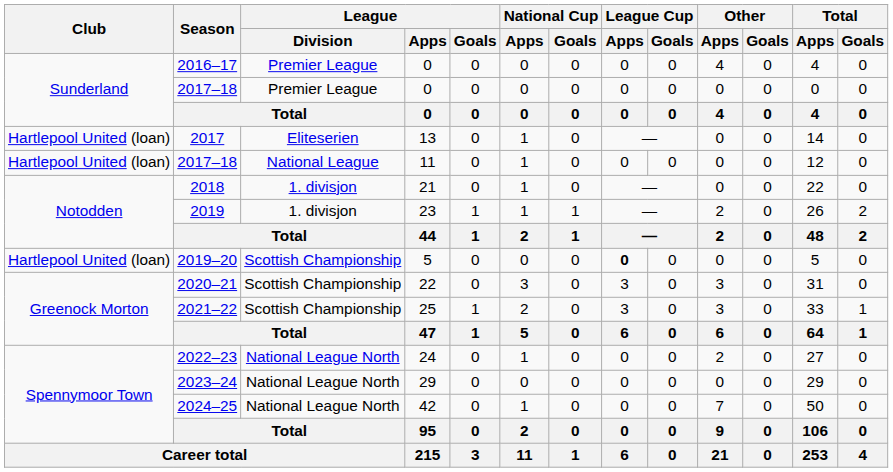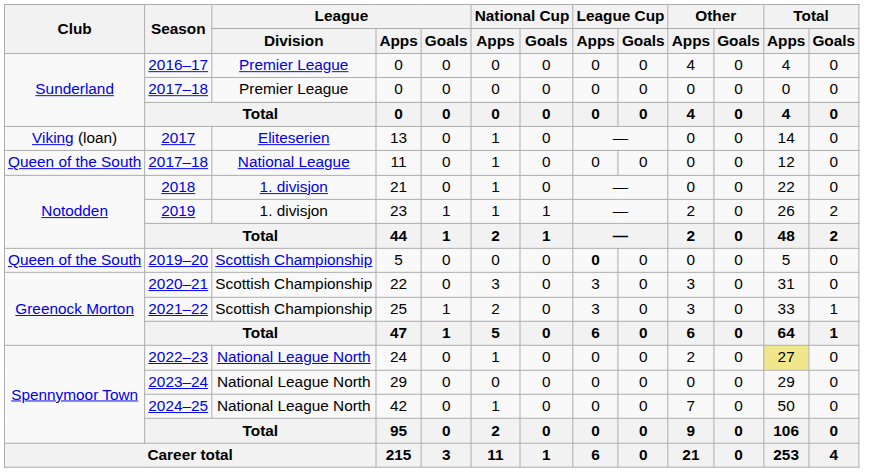(89, 138) Hartlepool United (loan) -> (75, 138) Viking (loan)
(89, 162) Hartlepool United (loan) -> (75, 162) Queen of the South
(89, 260) Hartlepool United (loan) -> (75, 260) Queen of the South
(815, 357) no background -> (786, 357) khaki background
